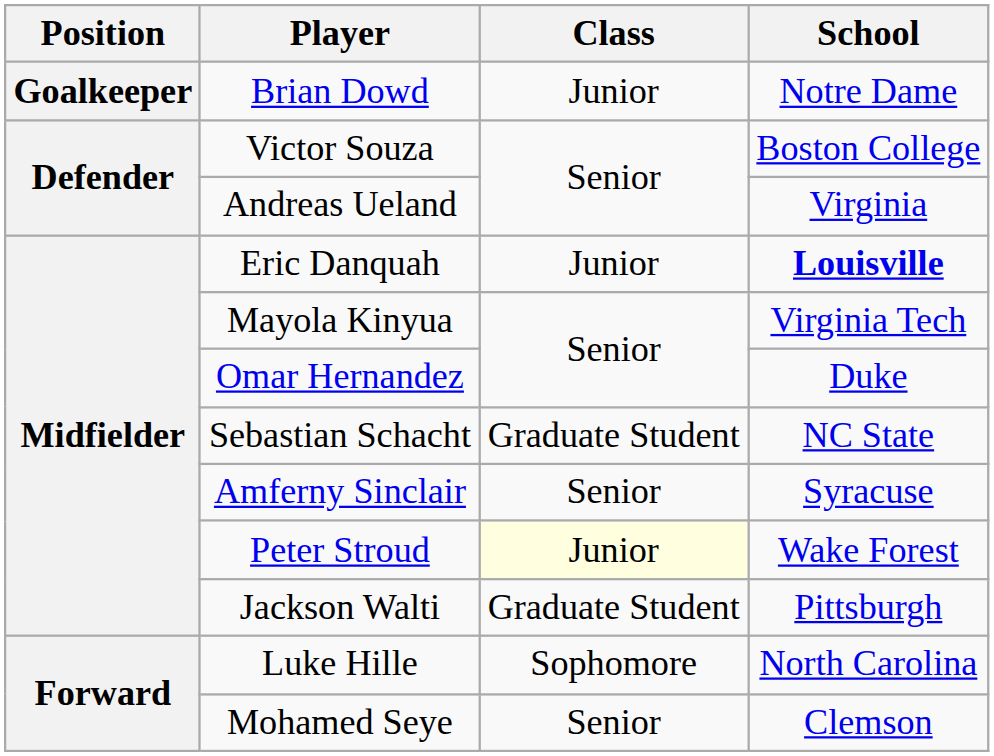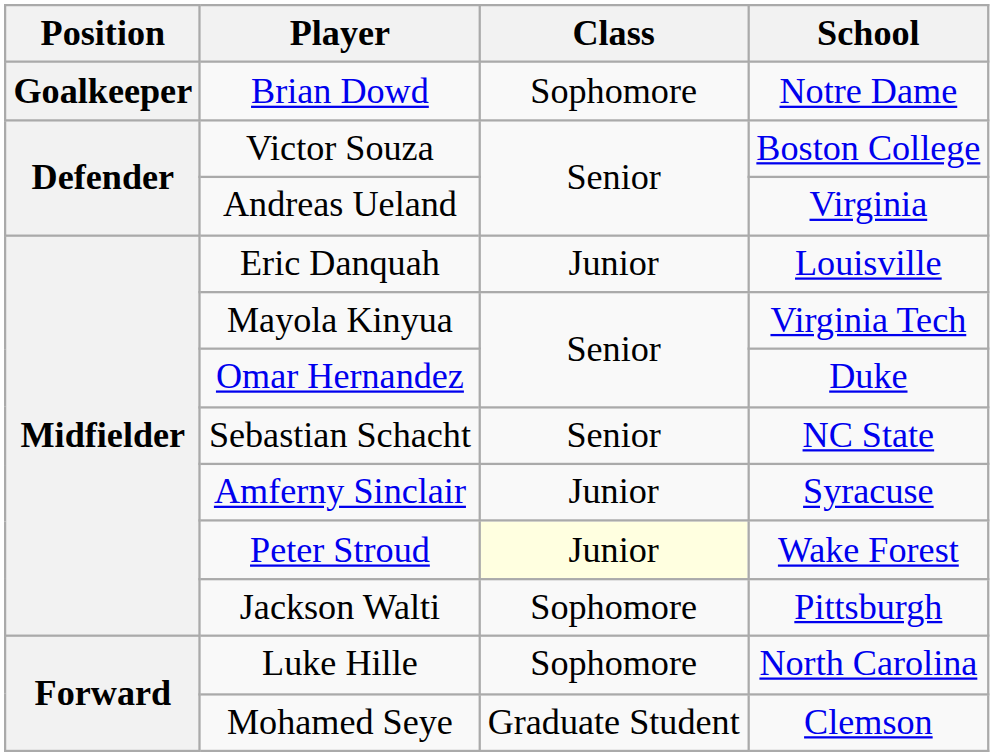(614, 90) Junior -> (614, 90) Sophomore
(868, 262) bold -> (868, 262) normal
(614, 434) Graduate Student -> (614, 434) Senior
(614, 491) Senior -> (614, 491) Junior
(614, 606) Graduate Student -> (614, 606) Sophomore
(614, 721) Senior -> (614, 721) Graduate Student
